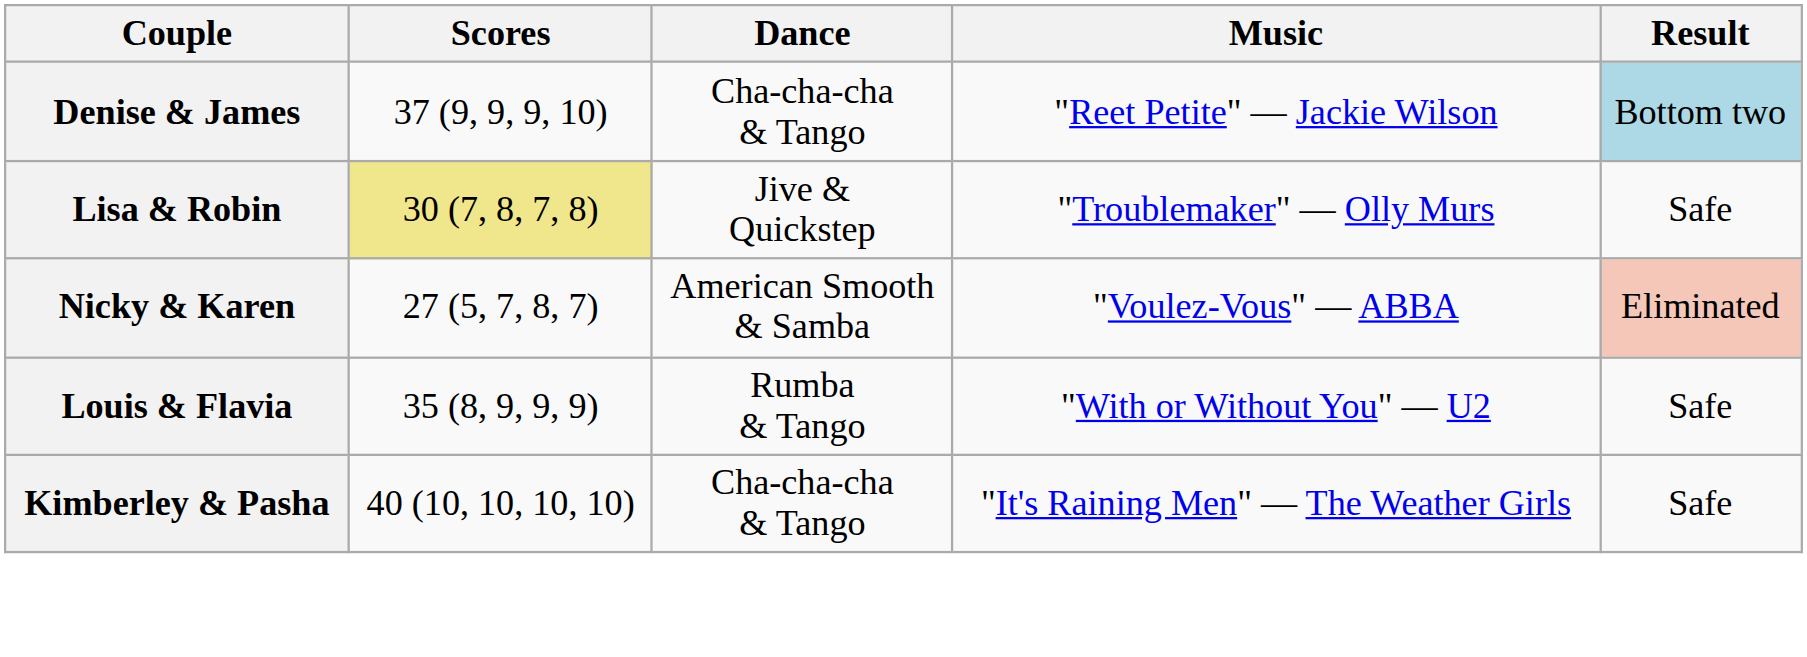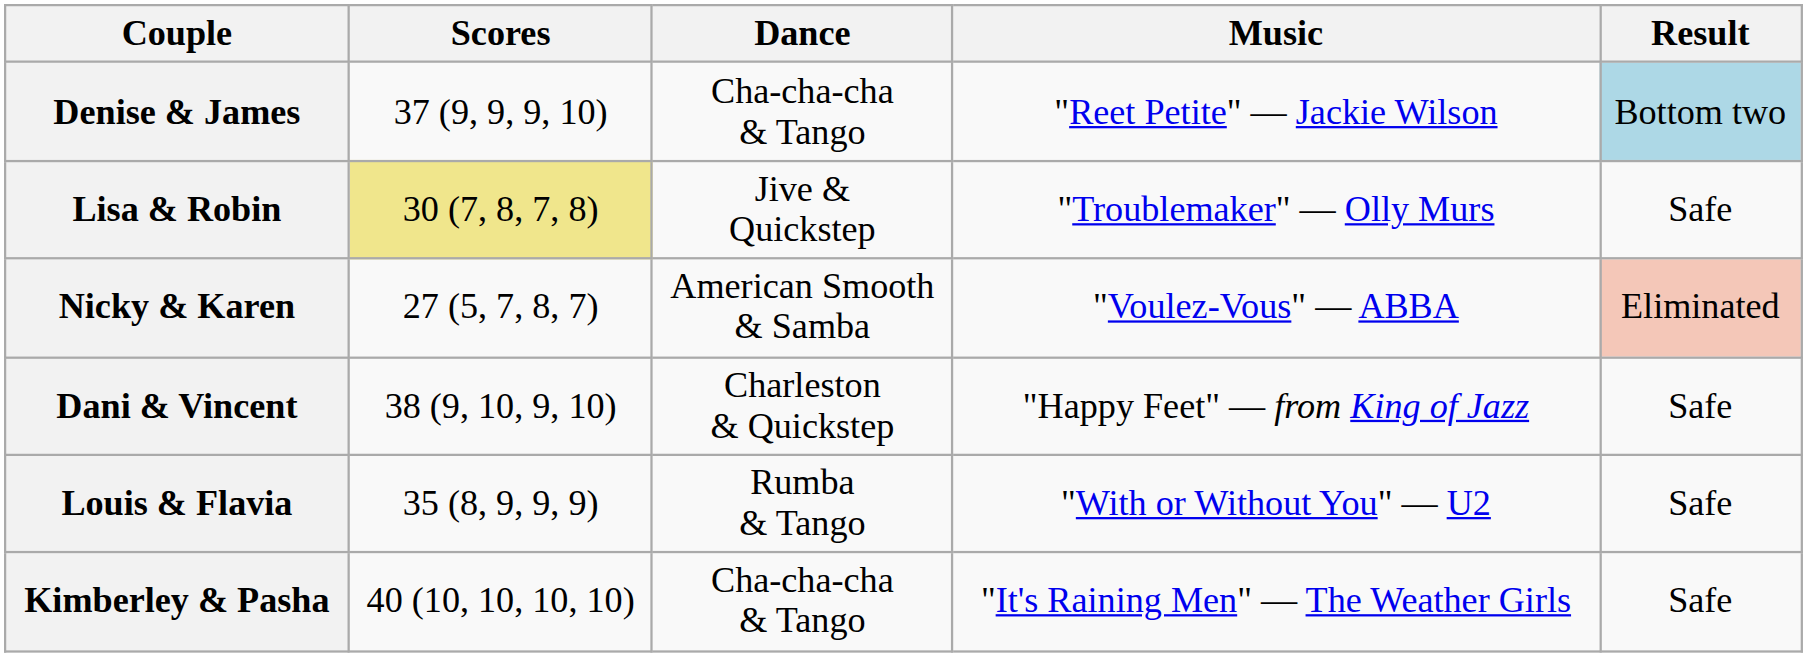+ row: (177, 404)
